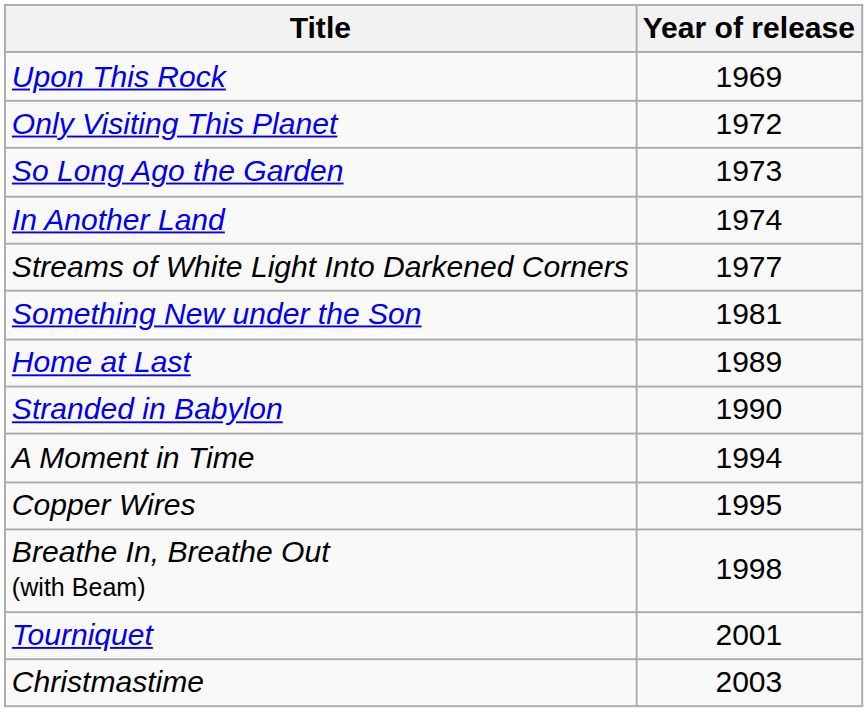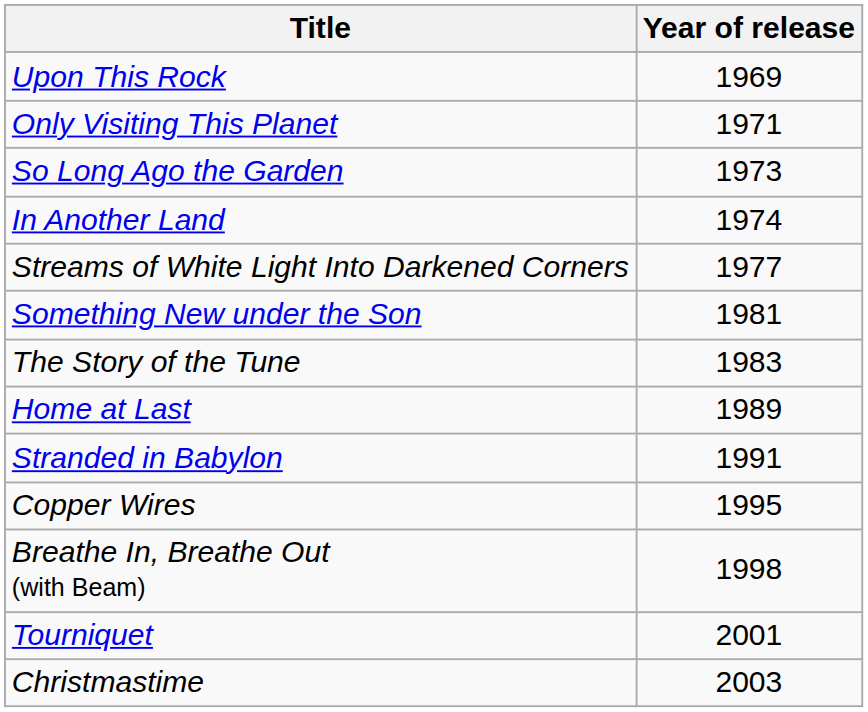(749, 123) 1972 -> (749, 123) 1971
+ row: (156, 362)
(749, 409) 1990 -> (749, 457) 1991
- row: (133, 457)
